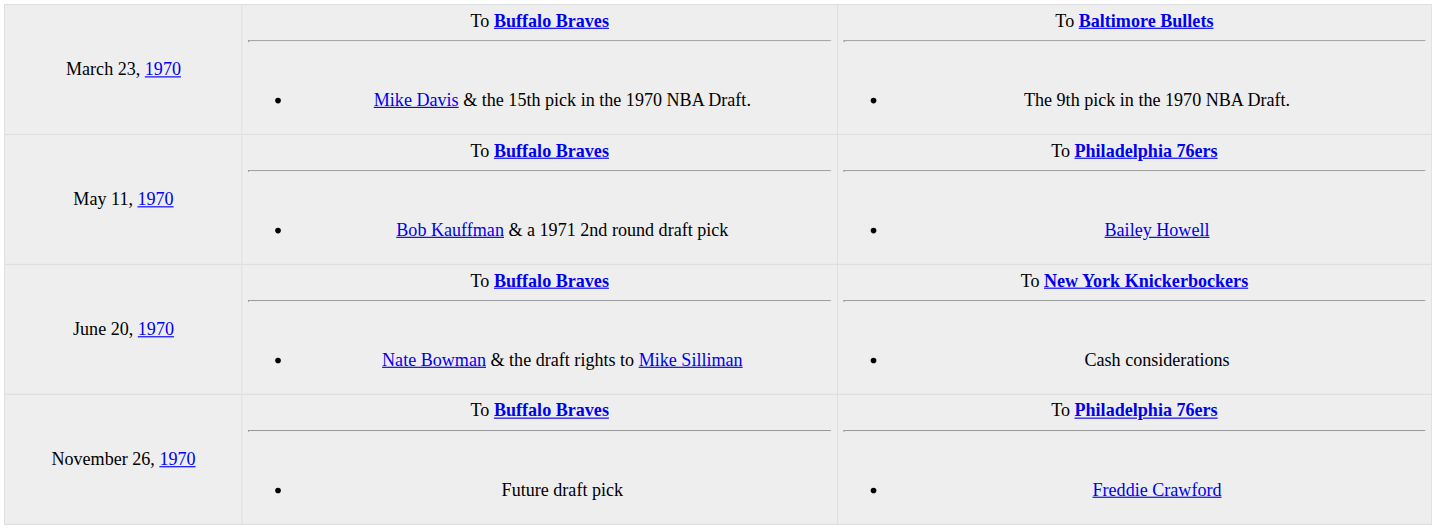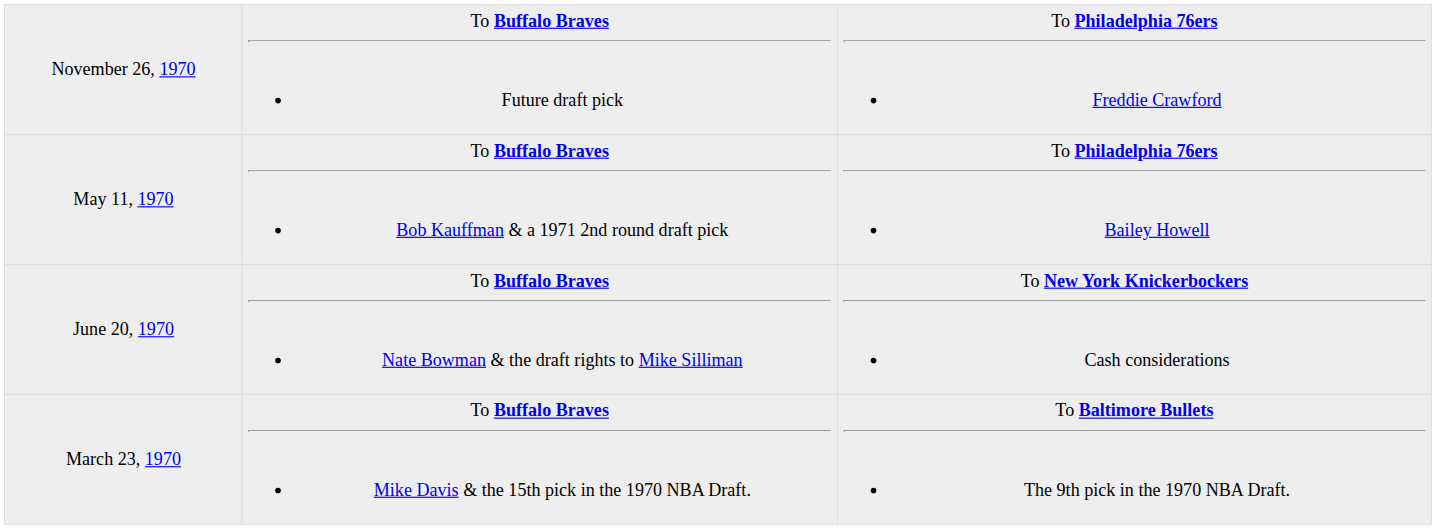rows swapped: (123, 69) <-> (123, 459)
